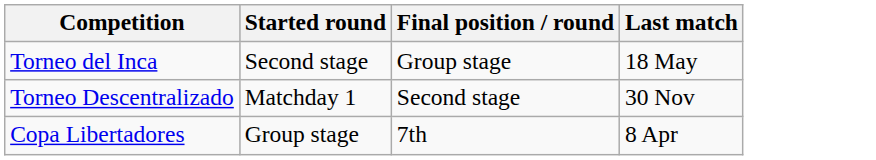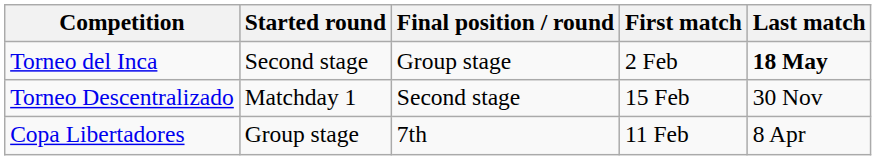+ column: (683, 23)
(661, 60) normal -> (790, 60) bold
